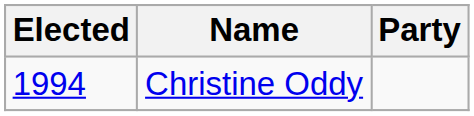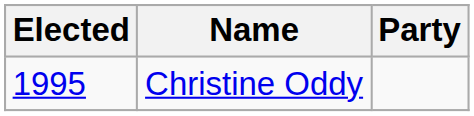(49, 82) 1994 -> (49, 82) 1995
